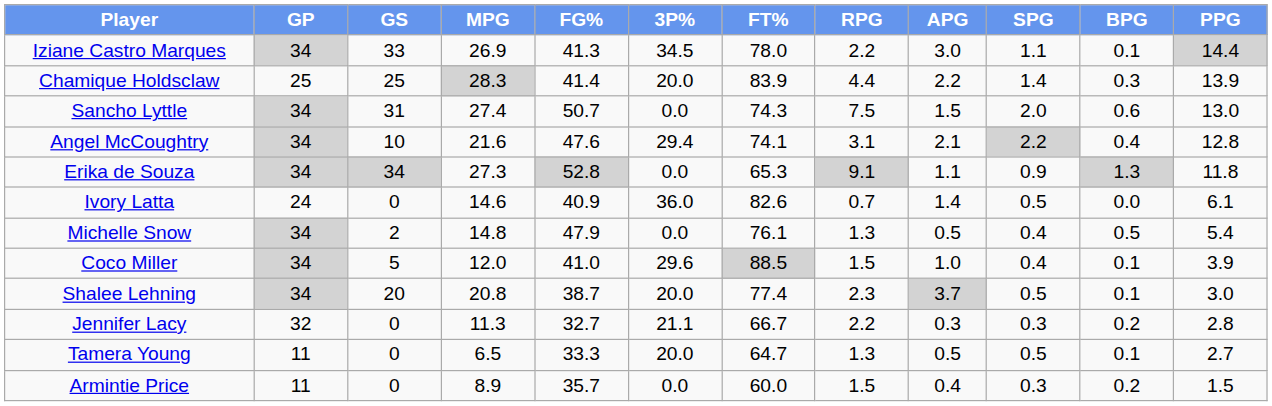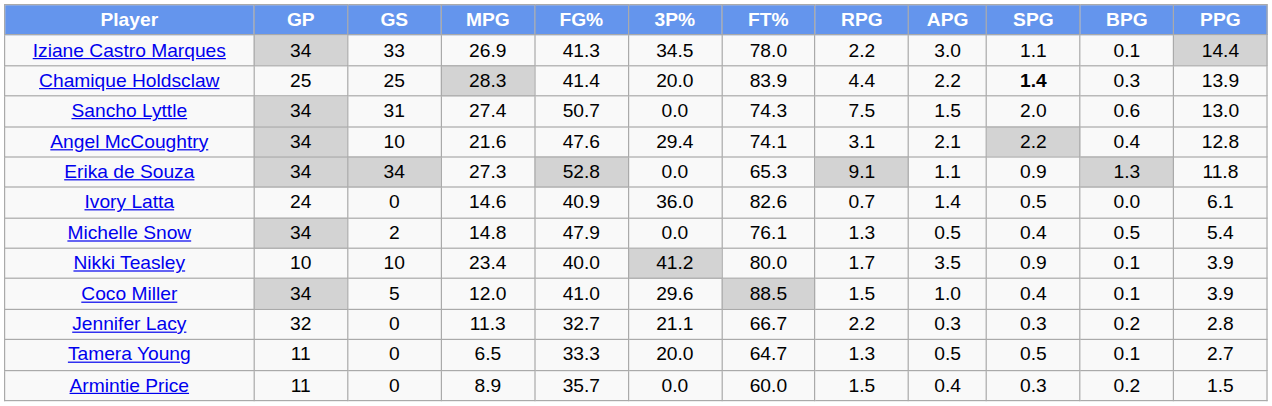(1033, 80) normal -> (1033, 80) bold
+ row: (129, 263)
- row: (129, 293)
